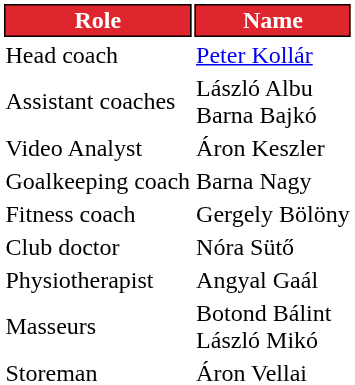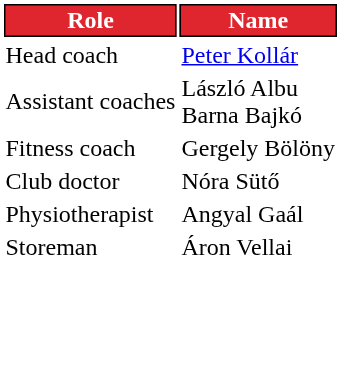- row: (74, 147)
- row: (98, 180)
- row: (51, 326)
